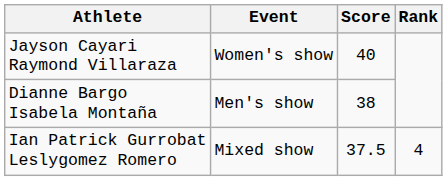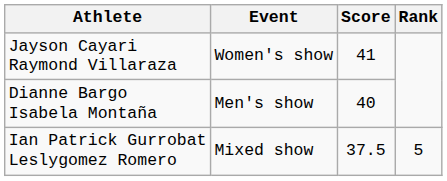(366, 56) 40 -> (366, 56) 41
(366, 103) 38 -> (366, 103) 40
(418, 151) 4 -> (418, 151) 5
